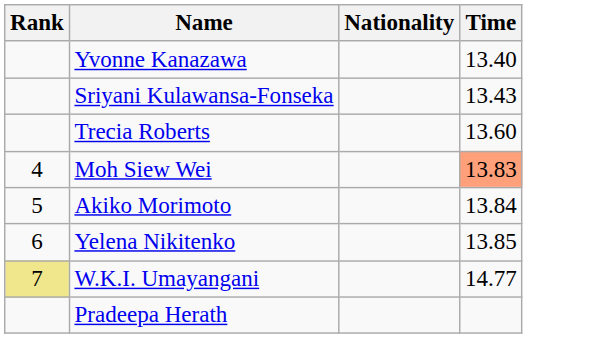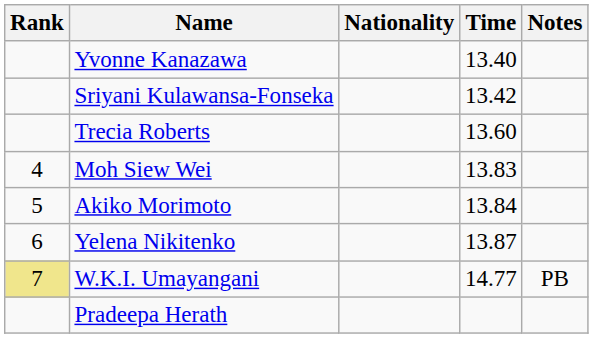+ column: (555, 22)
(491, 95) 13.43 -> (491, 95) 13.42
(491, 168) lightsalmon background -> (491, 168) no background
(491, 242) 13.85 -> (491, 242) 13.87
